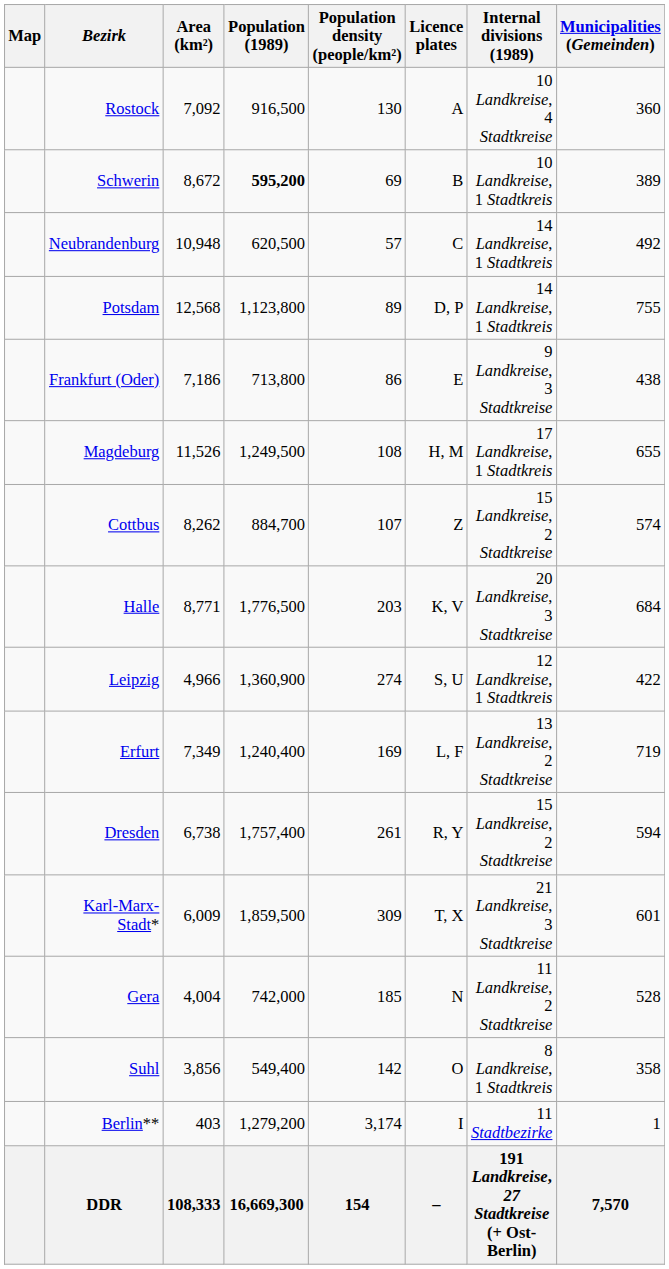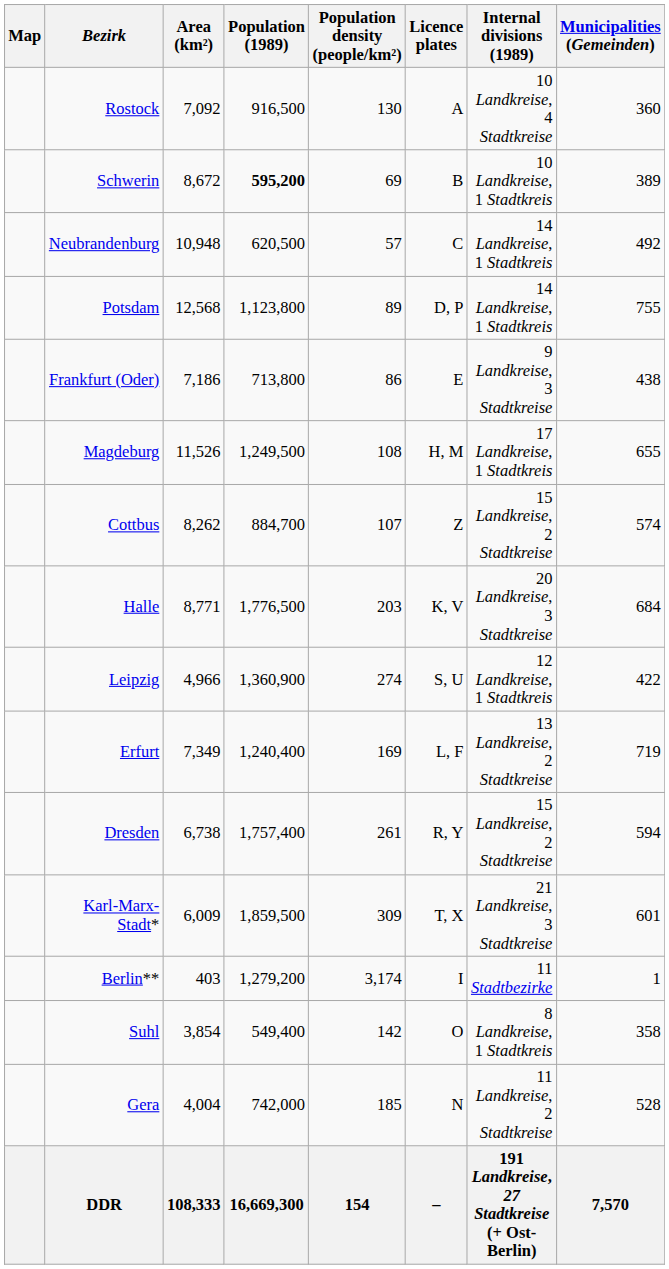rows swapped: (143, 996) <-> (130, 1123)
(202, 1069) 3,856 -> (202, 1032) 3,854
